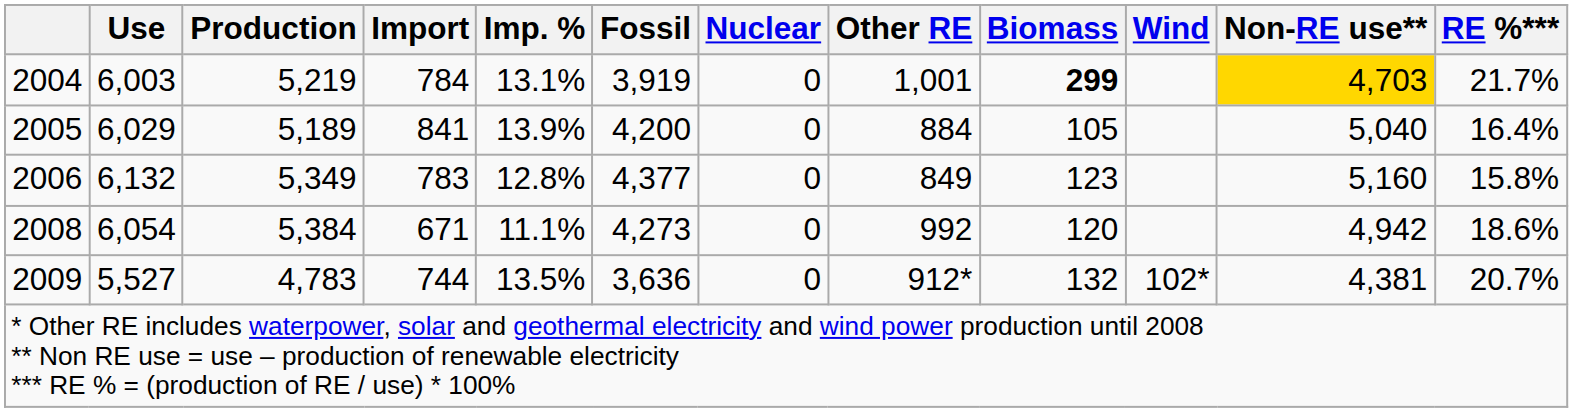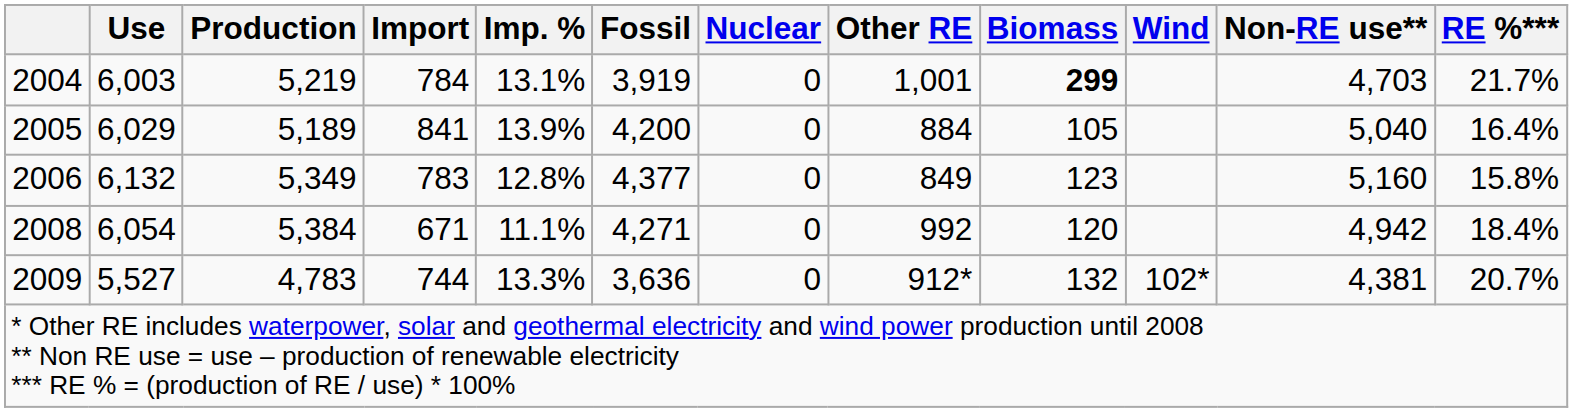(1388, 79) gold background -> (1388, 79) no background
(652, 229) 4,273 -> (652, 229) 4,271
(1514, 229) 18.6% -> (1514, 229) 18.4%
(541, 279) 13.5% -> (541, 279) 13.3%
